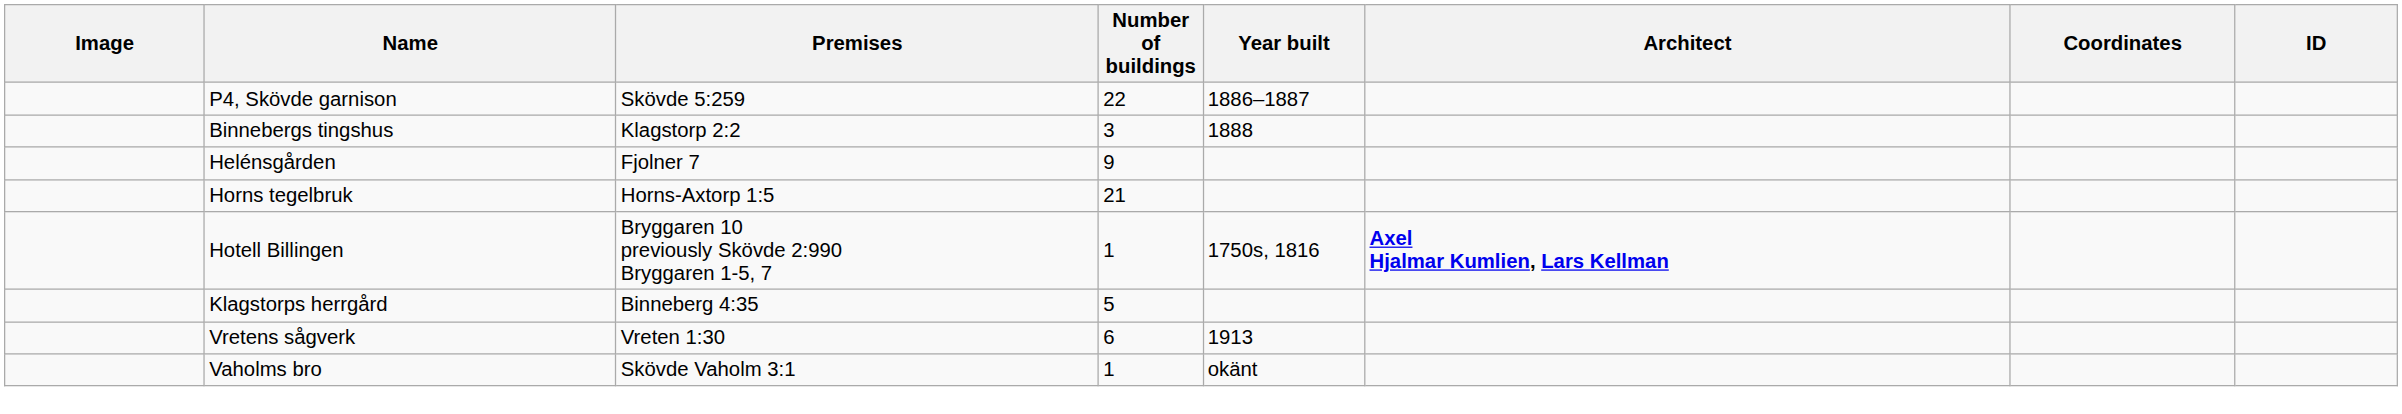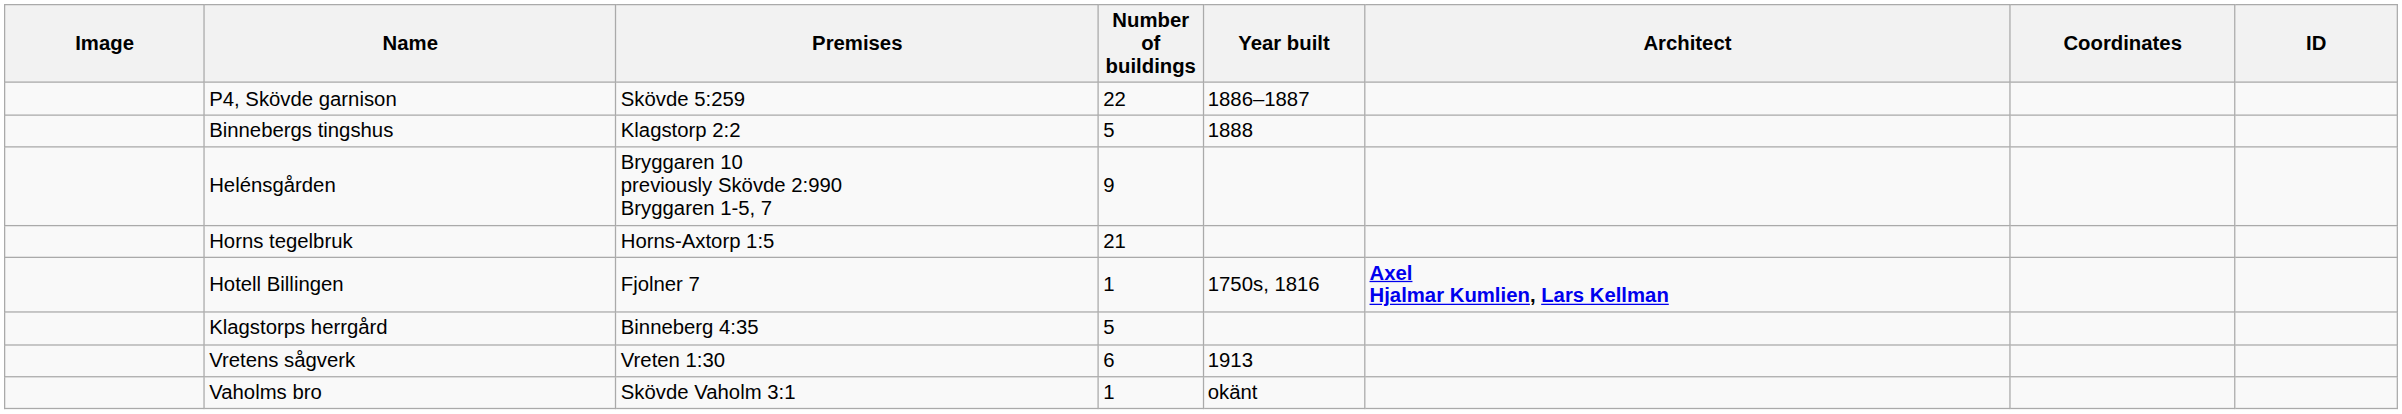(1109, 130) 3 -> (1109, 130) 5
(660, 163) Fjolner 7 -> (731, 185) Bryggaren 10 previously Skövde 2:990 Bryggaren 1-5, 7
(731, 250) Bryggaren 10 previously Skövde 2:990 Bryggaren 1-5, 7 -> (660, 284) Fjolner 7
